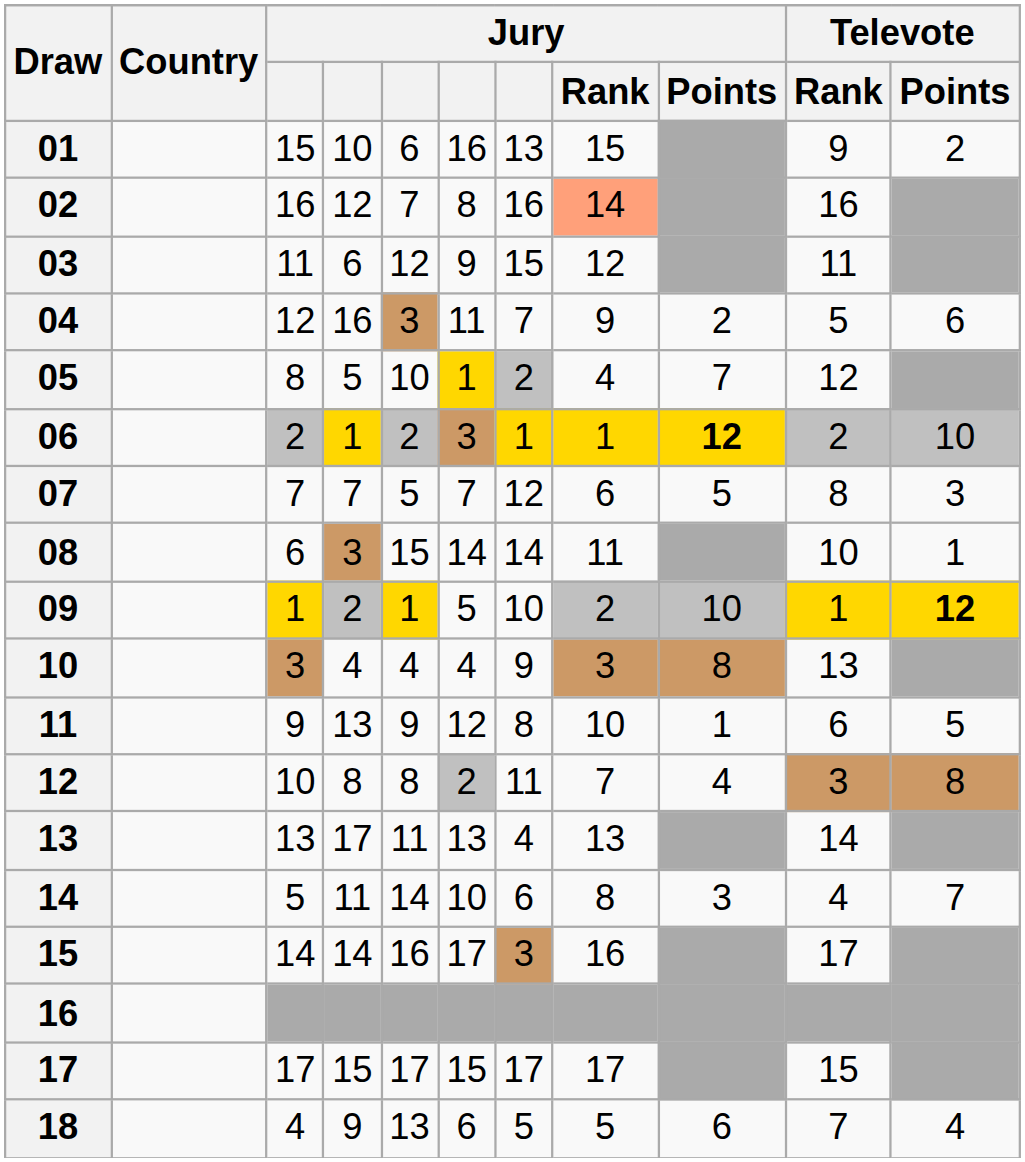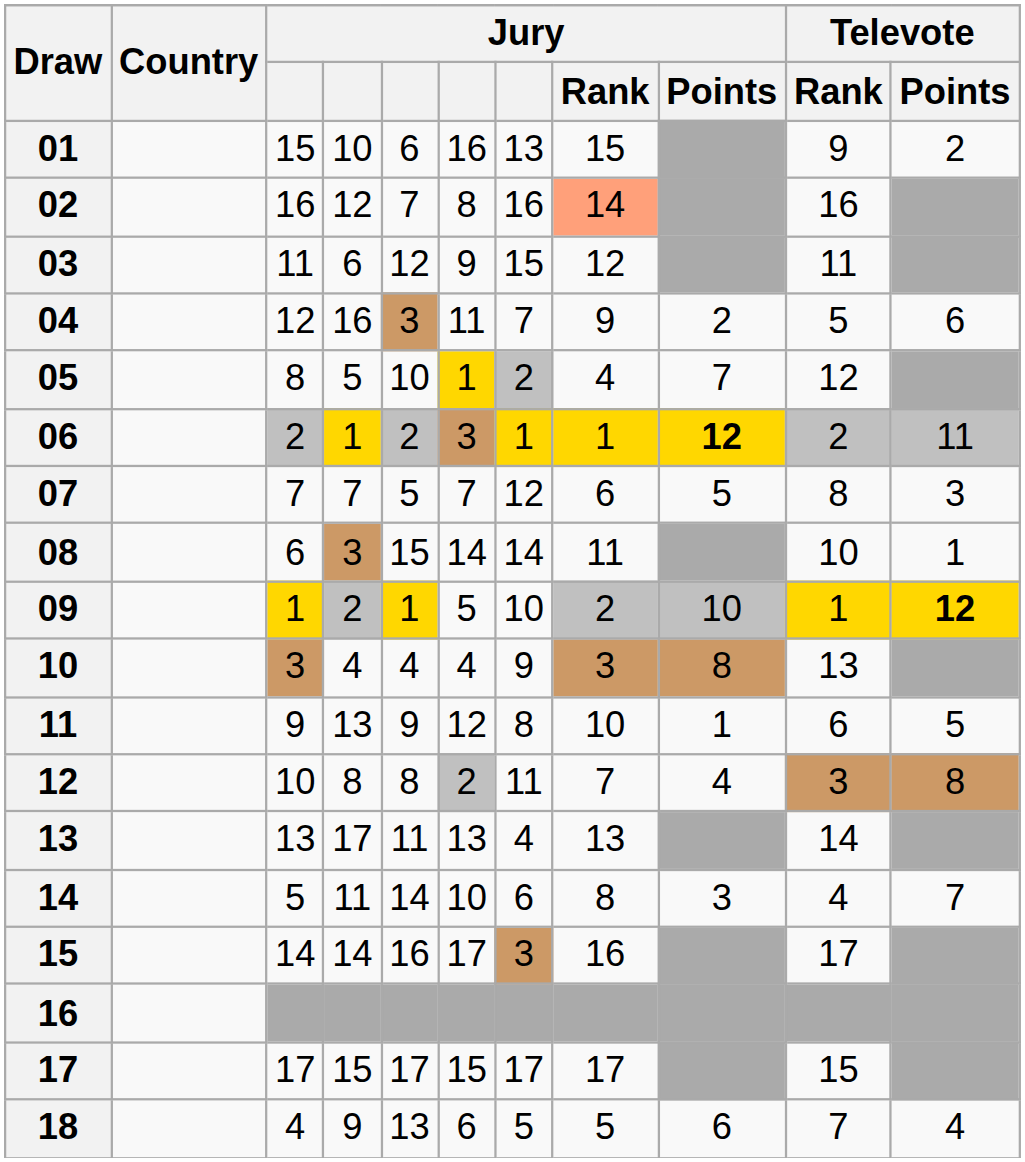(955, 436) 10 -> (955, 436) 11
